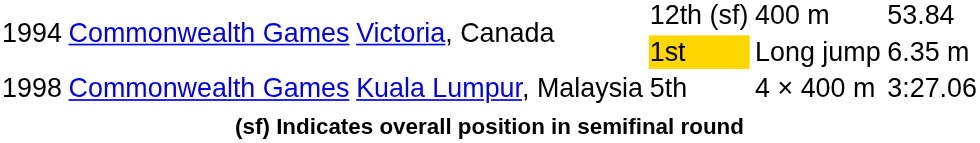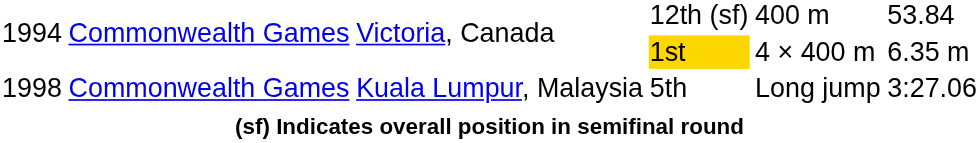(818, 51) Long jump -> (815, 51) 4 × 400 m
(815, 88) 4 × 400 m -> (818, 88) Long jump
